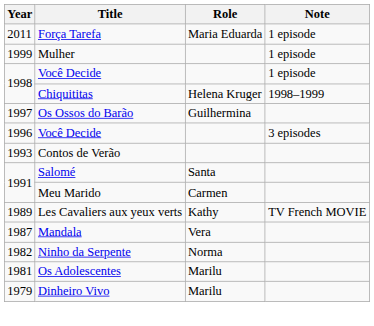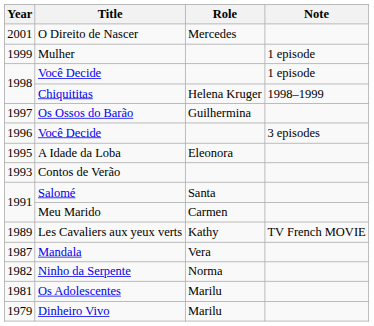- row: (20, 34)
+ row: (20, 34)
+ row: (20, 152)
